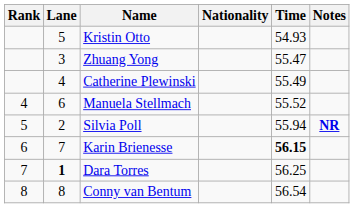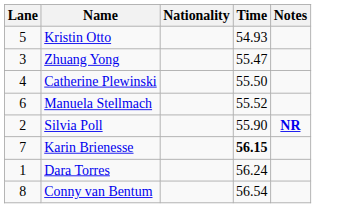- column: (24, 15)
(291, 81) 55.49 -> (252, 81) 55.50
(291, 125) 55.94 -> (252, 125) 55.90
(62, 170) bold -> (23, 170) normal
(291, 170) 56.25 -> (252, 170) 56.24
